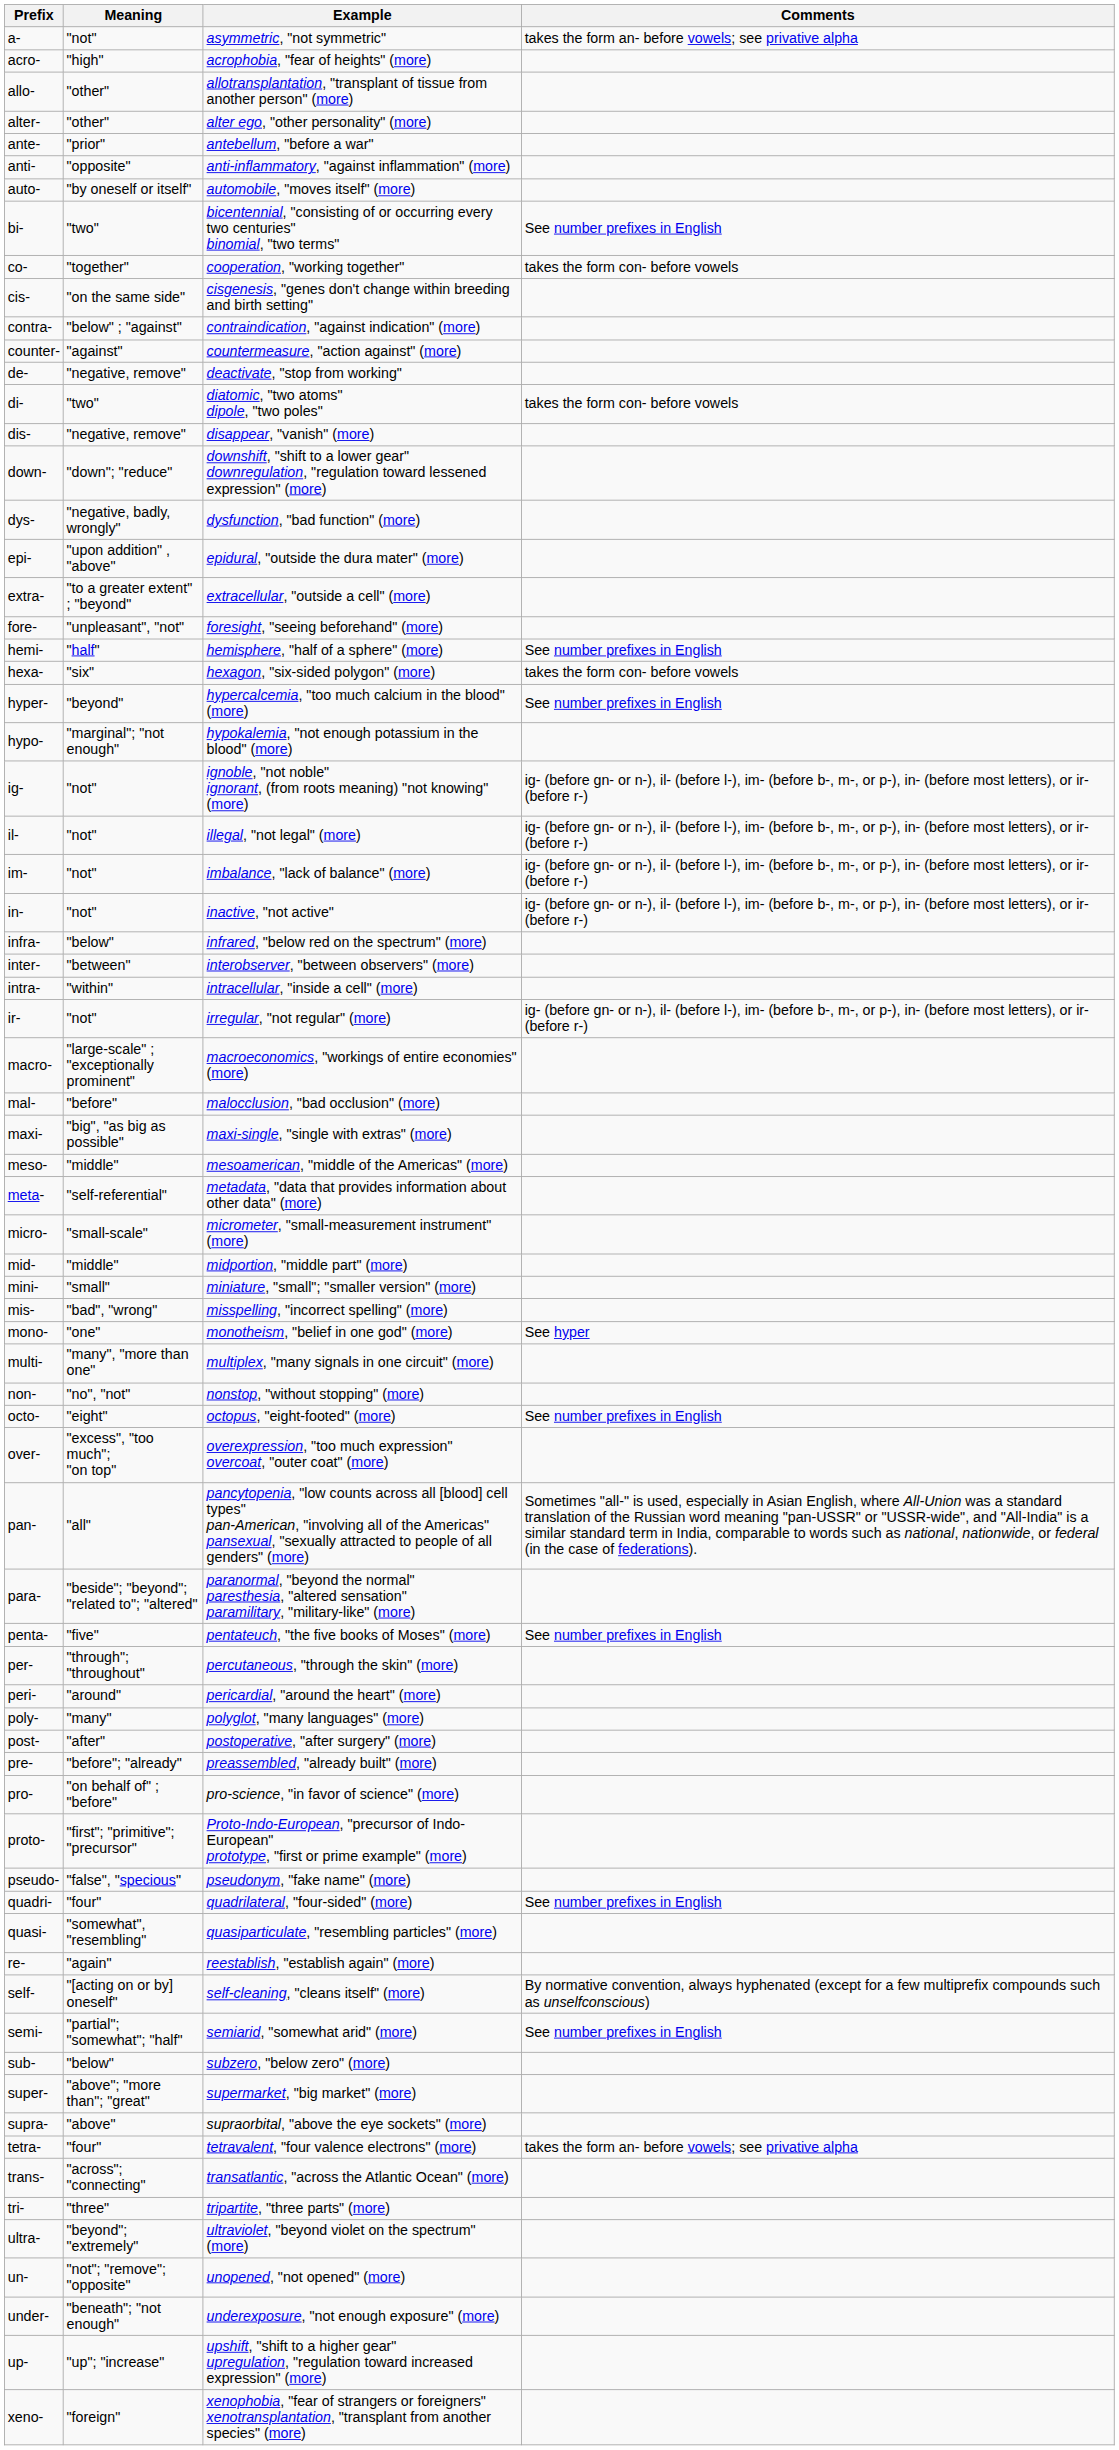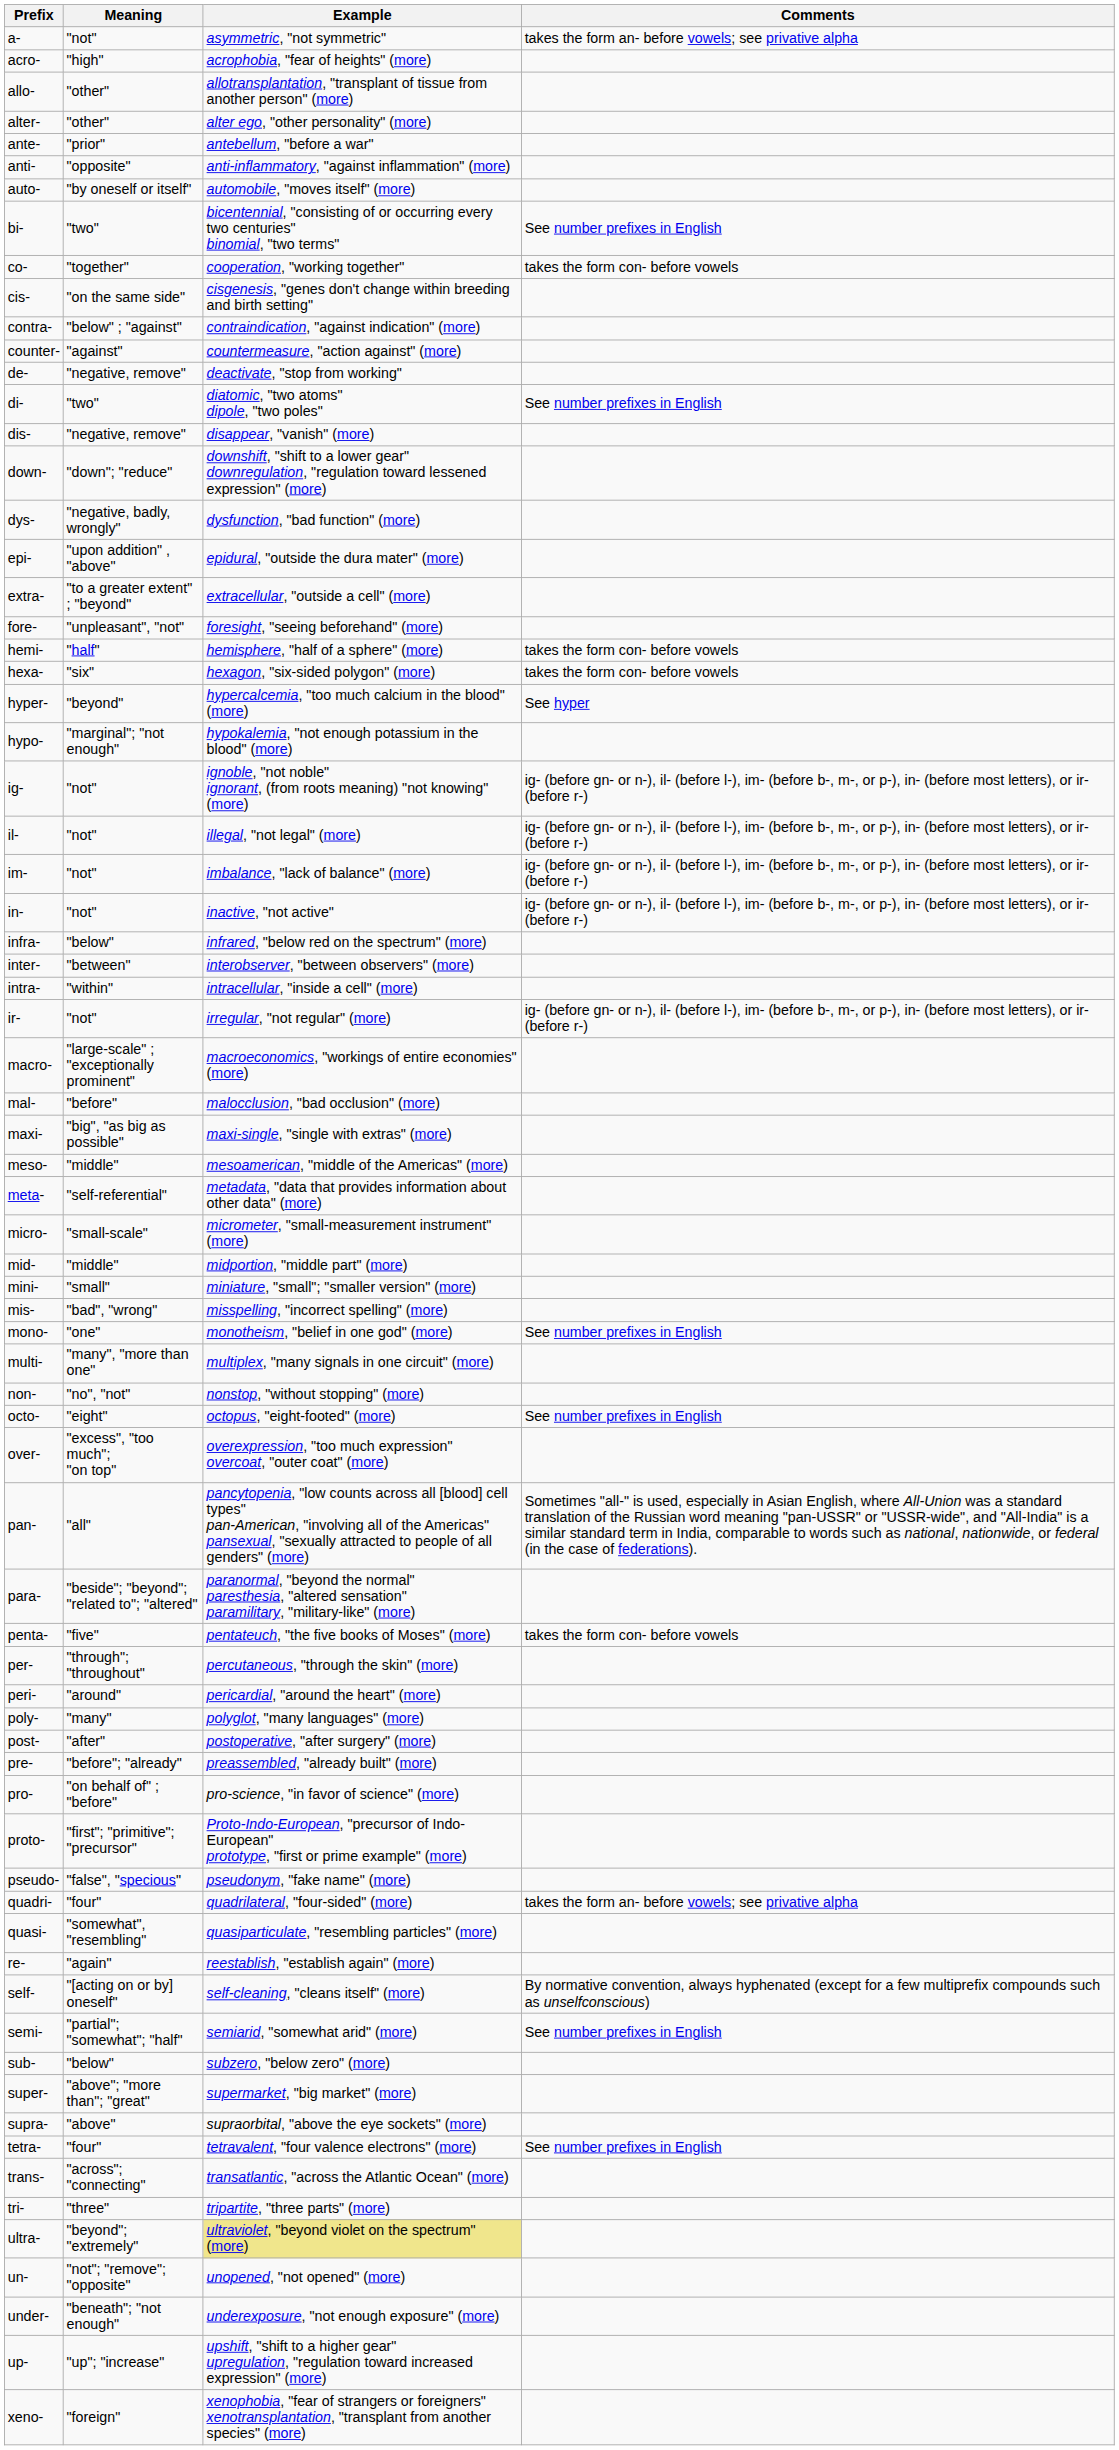(632, 404) takes the form con- before vowels -> (623, 404) See number prefixes in English
(623, 650) See number prefixes in English -> (632, 650) takes the form con- before vowels
(623, 703) See number prefixes in English -> (557, 703) See hyper
(557, 1332) See hyper -> (623, 1332) See number prefixes in English
(623, 1635) See number prefixes in English -> (632, 1635) takes the form con- before vowels
(623, 1902) See number prefixes in English -> (691, 1902) takes the form an- before vowels; see privative alpha
(691, 2147) takes the form an- before vowels; see privative alpha -> (623, 2147) See number prefixes in English
(341, 2238) no background -> (341, 2238) khaki background
